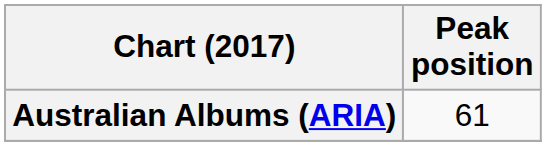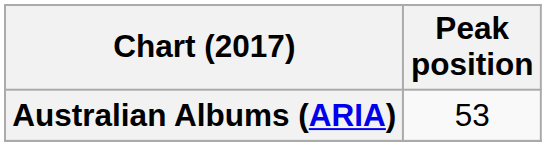(472, 114) 61 -> (472, 114) 53
